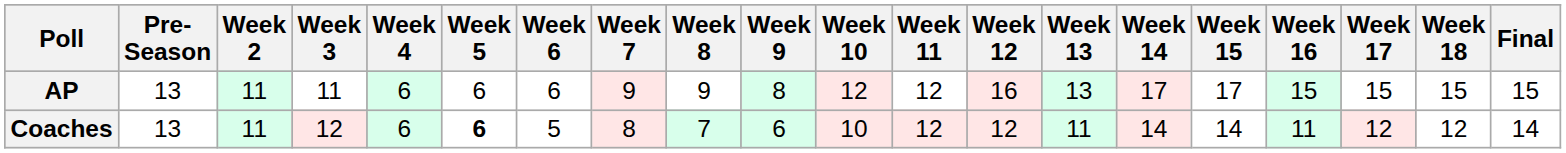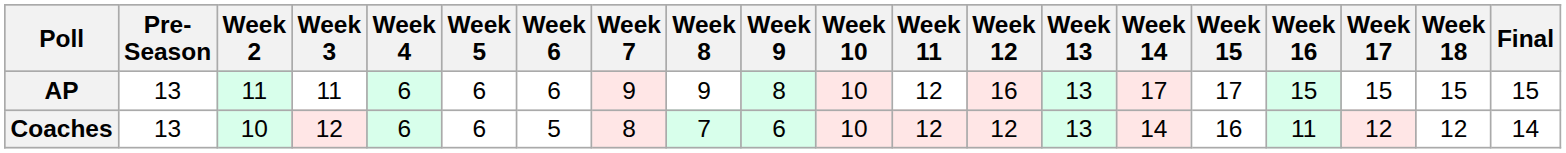(854, 90) 12 -> (854, 90) 10
(254, 129) 11 -> (254, 129) 10
(479, 129) bold -> (479, 129) normal
(1079, 129) 11 -> (1079, 129) 13
(1229, 129) 14 -> (1229, 129) 16
